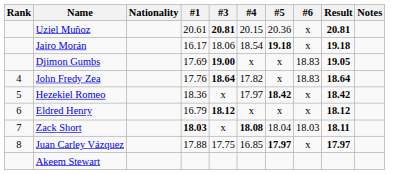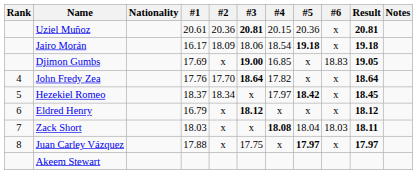+ column: (223, 12)
(251, 62) x -> (280, 62) 16.85
(308, 78) 18.83 -> (336, 78) x
(195, 95) 18.36 -> (195, 95) 18.37
(338, 95) 18.42 -> (367, 95) 18.45
(195, 128) bold -> (195, 128) normal
(251, 144) 16.85 -> (280, 144) x
